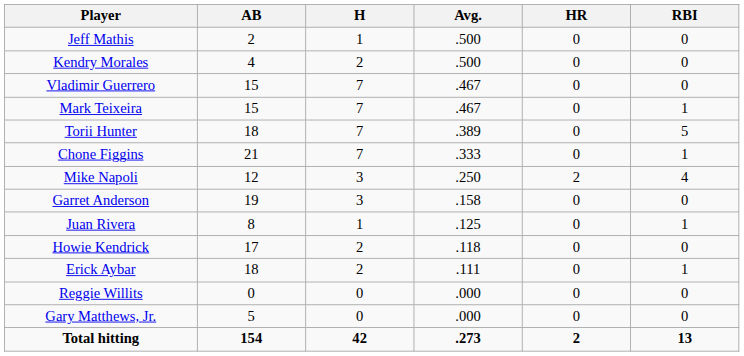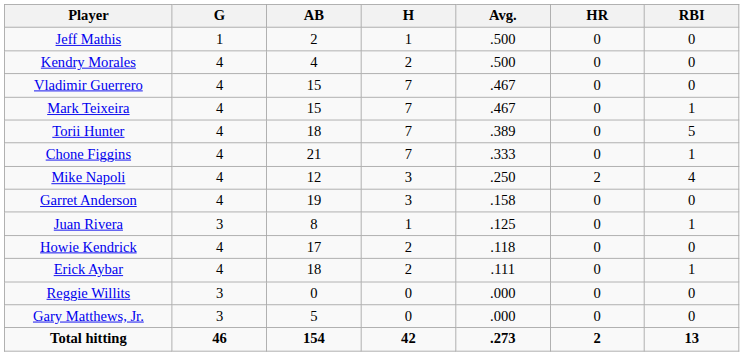+ column: (220, 16)
